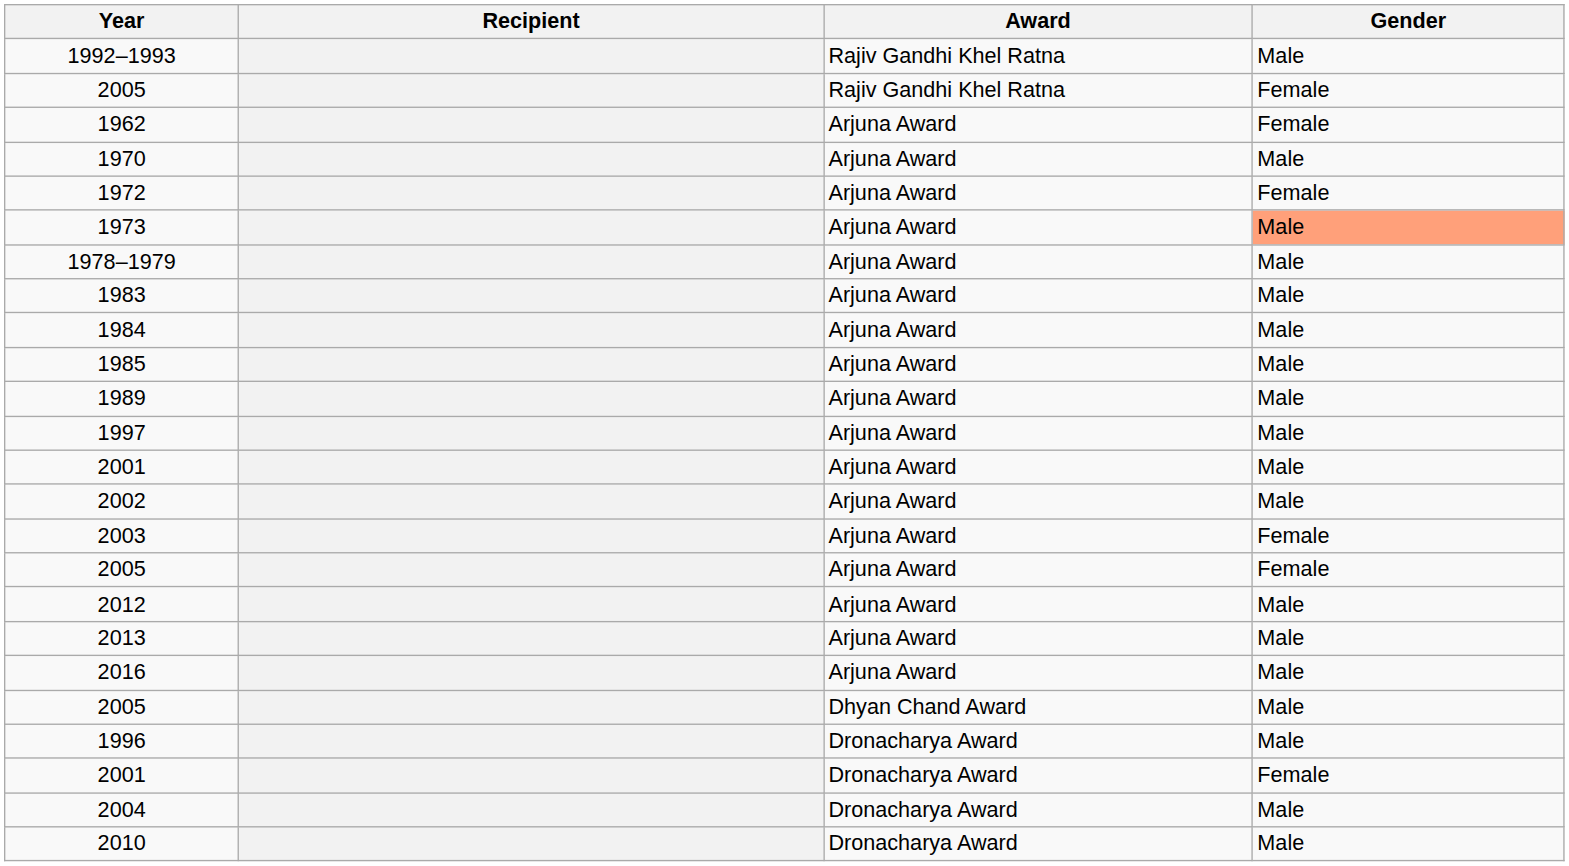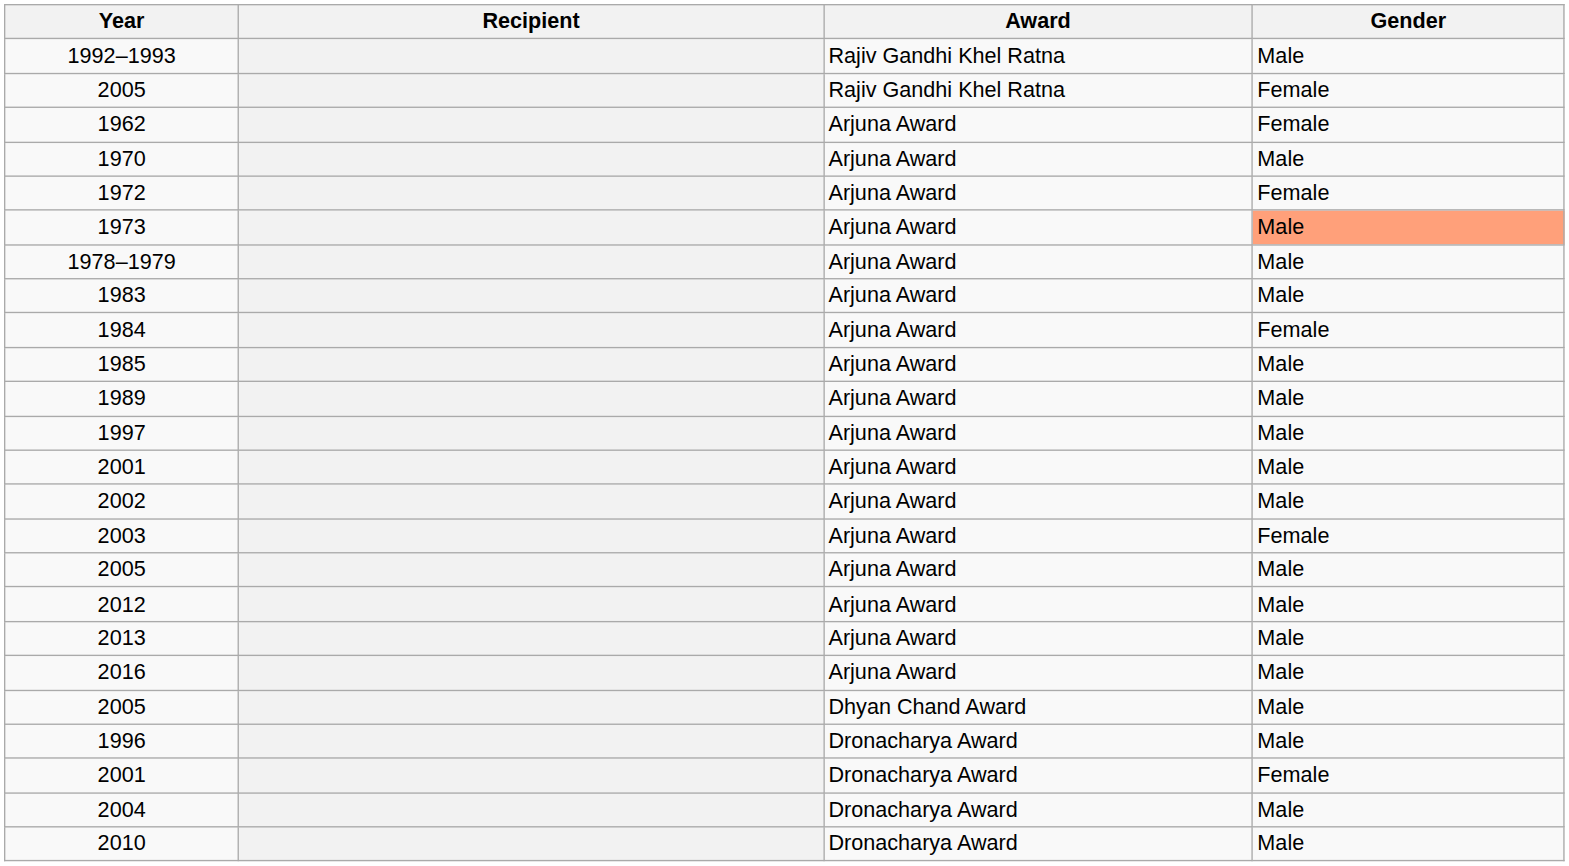(1281, 329) Male -> (1293, 329) Female
(1293, 569) Female -> (1281, 569) Male
